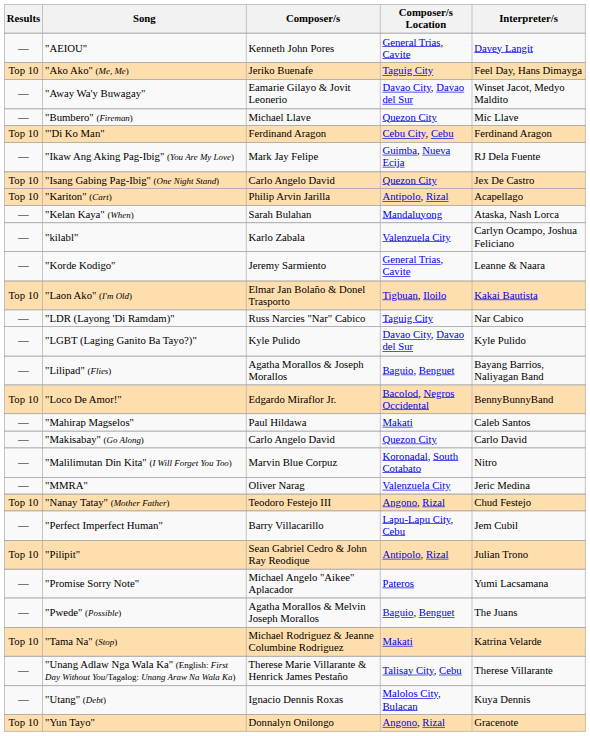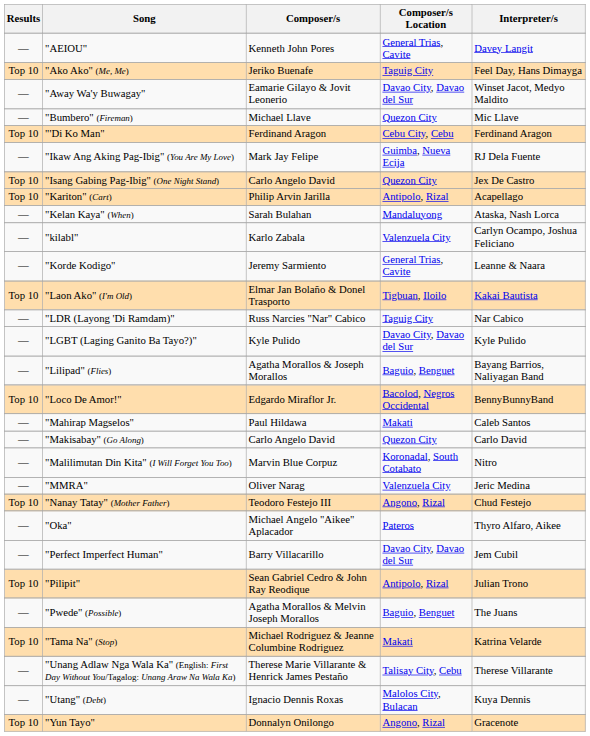+ row: (58, 525)
(418, 525) Lapu-Lapu City, Cebu -> (423, 554) Davao City, Davao del Sur
- row: (92, 583)
